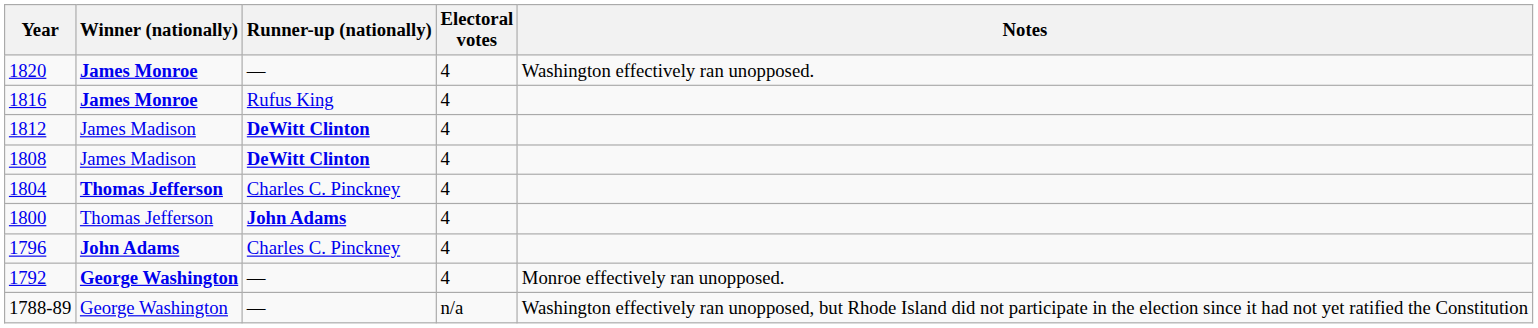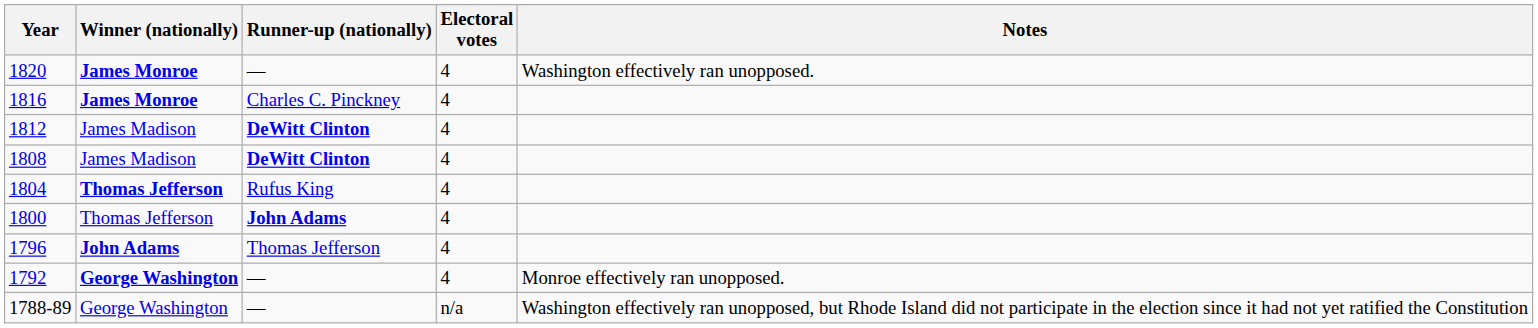(290, 99) Rufus King -> (324, 99) Charles C. Pinckney
(324, 188) Charles C. Pinckney -> (290, 188) Rufus King
(324, 248) Charles C. Pinckney -> (313, 248) Thomas Jefferson
